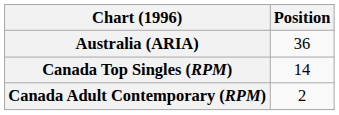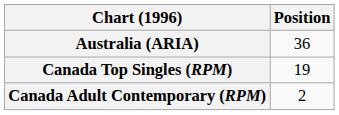(302, 69) 14 -> (302, 69) 19
